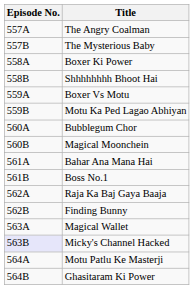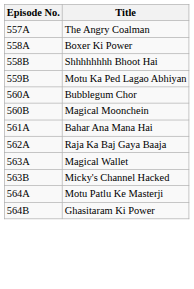- row: (110, 45)
- row: (97, 95)
- row: (86, 177)
- row: (96, 210)
(18, 243) lavender background -> (18, 177) no background
